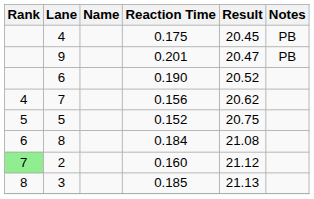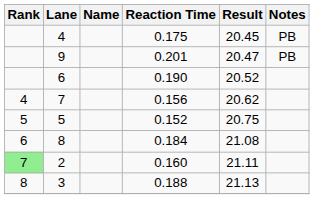(242, 162) 21.12 -> (242, 162) 21.11
(171, 183) 0.185 -> (171, 183) 0.188
